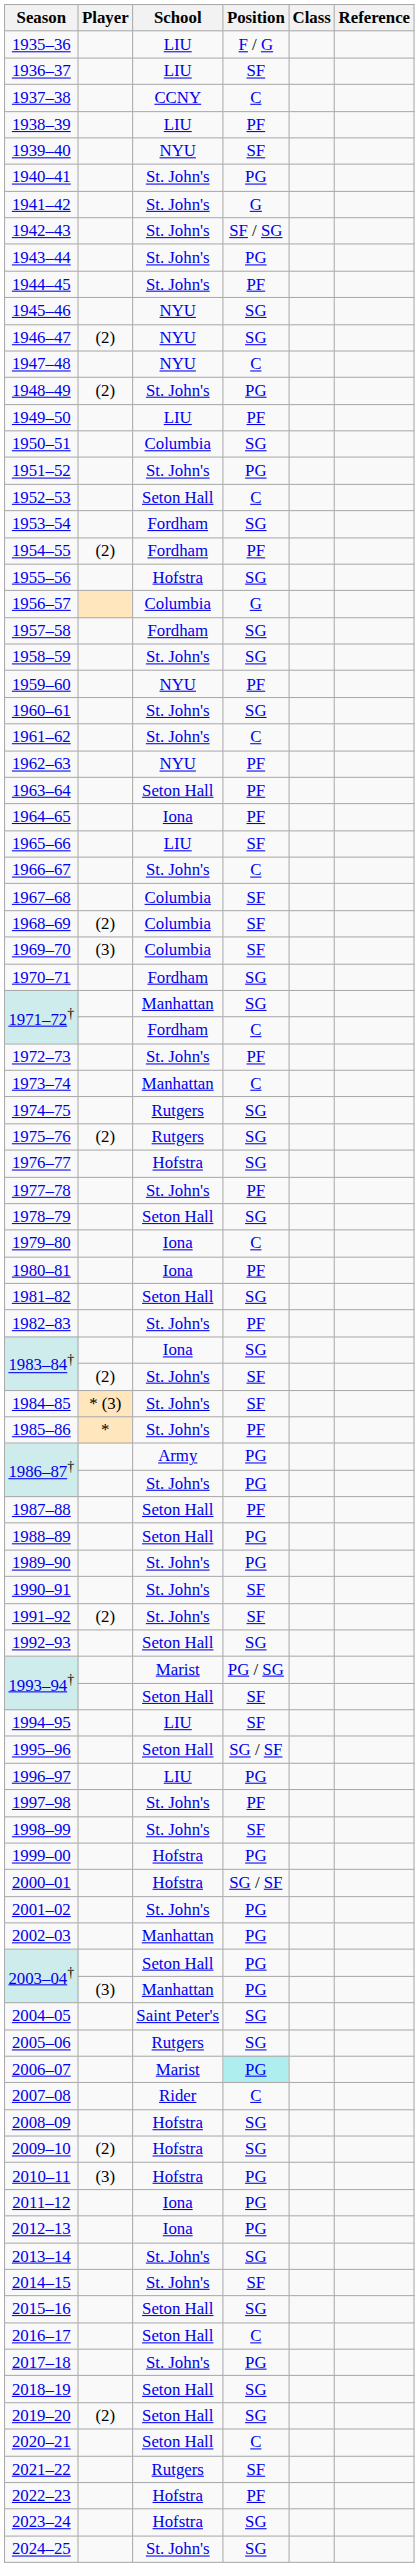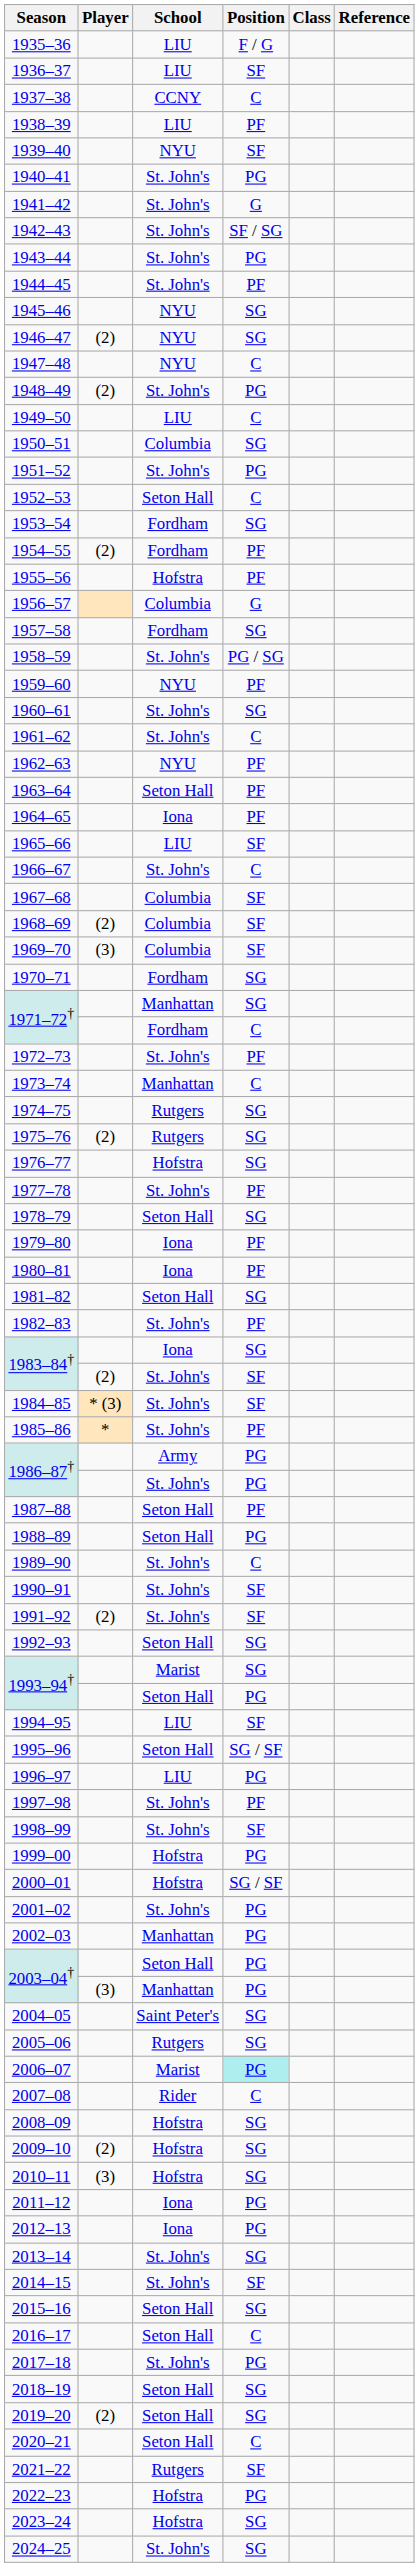(256, 417) PF -> (256, 417) C
(256, 577) SG -> (256, 577) PF
(256, 657) SG -> (256, 657) PG / SG
(256, 1243) C -> (256, 1243) PF
(256, 1563) PG -> (256, 1563) C
(256, 1669) PG / SG -> (256, 1669) SG
(256, 1696) SF -> (256, 1696) PG
(256, 2175) PG -> (256, 2175) SG
(256, 2495) PF -> (256, 2495) PG
